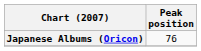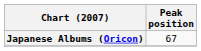(171, 39) 76 -> (171, 39) 67
